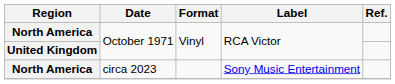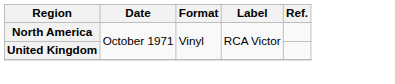- row: (52, 69)
